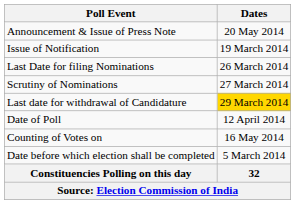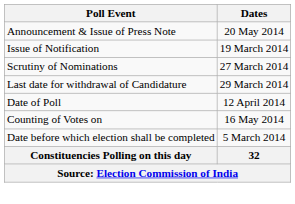- row: (80, 66)
(254, 102) gold background -> (254, 84) no background
